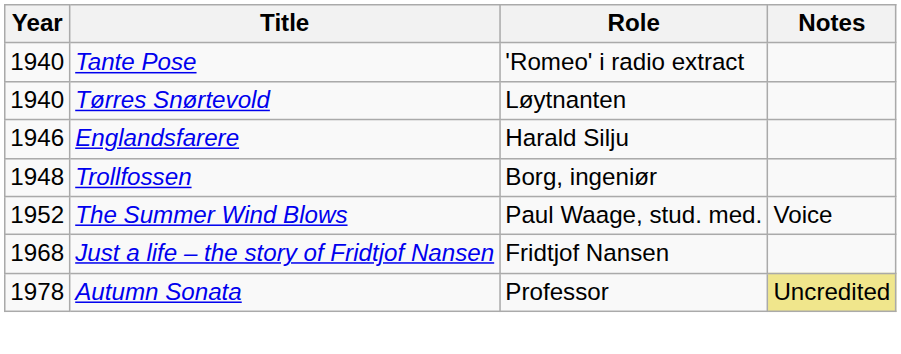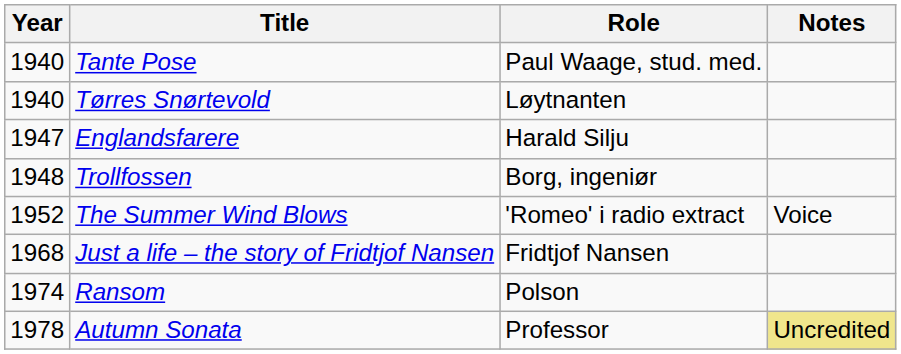(625, 61) 'Romeo' i radio extract -> (634, 61) Paul Waage, stud. med.
(37, 138) 1946 -> (37, 138) 1947
(634, 215) Paul Waage, stud. med. -> (625, 215) 'Romeo' i radio extract
+ row: (120, 291)
